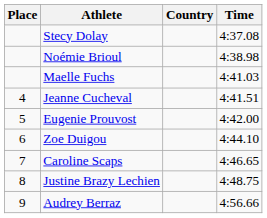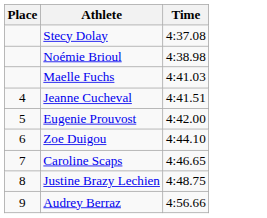- column: (190, 14)
